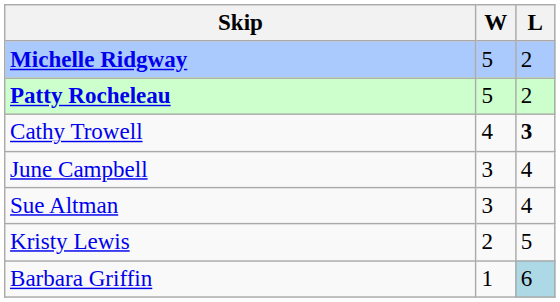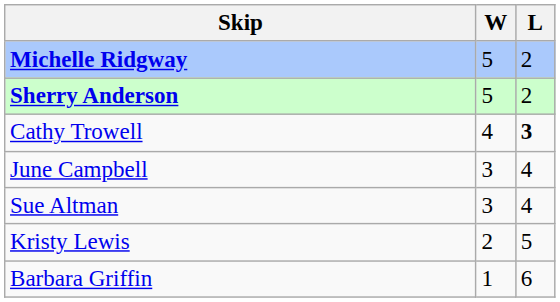- row: (90, 95)
+ row: (94, 95)
(527, 278) lightblue background -> (527, 278) no background
